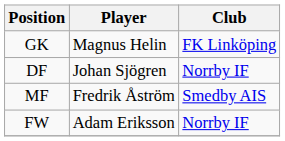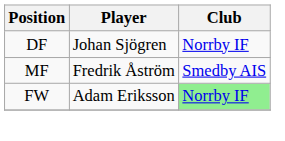- row: (37, 44)
(216, 122) no background -> (216, 96) lightgreen background
